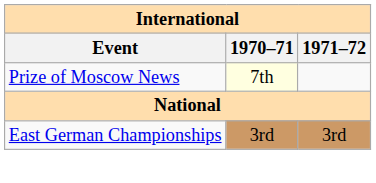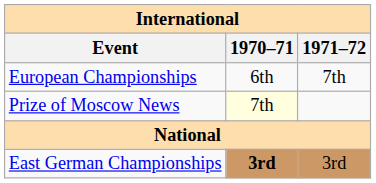+ row: (103, 76)
(262, 134) normal -> (262, 163) bold
